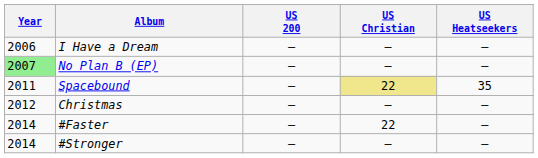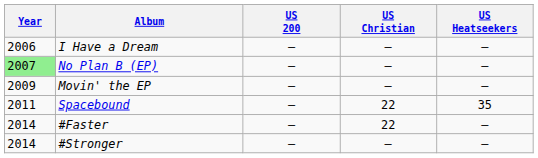+ row: (105, 86)
(388, 86) khaki background -> (388, 105) no background
- row: (90, 105)
